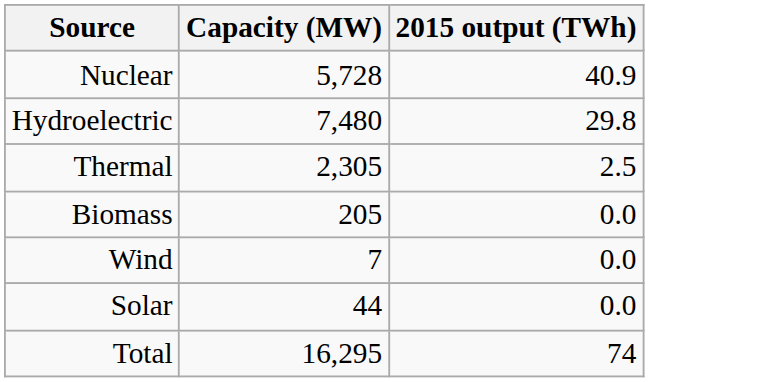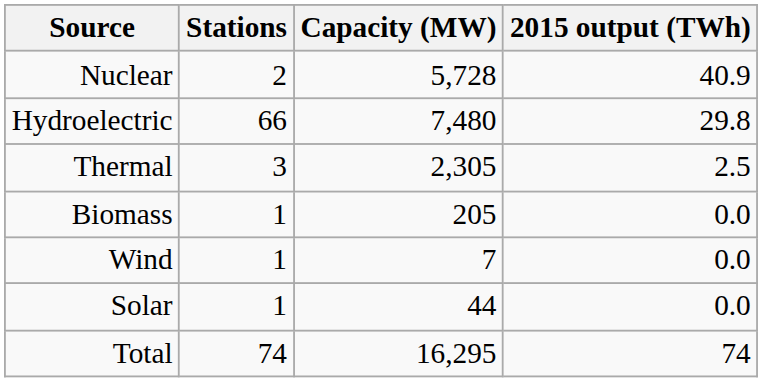+ column: (237, 27)
